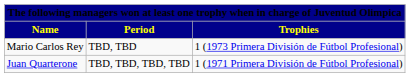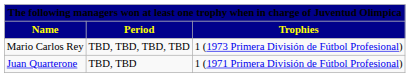(113, 47) TBD, TBD -> (139, 47) TBD, TBD, TBD, TBD
(139, 64) TBD, TBD, TBD, TBD -> (113, 64) TBD, TBD
